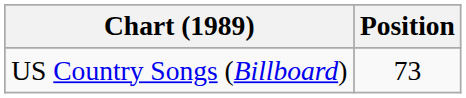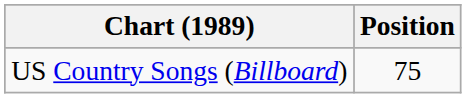(407, 69) 73 -> (407, 69) 75
